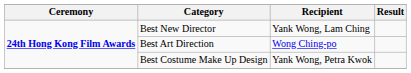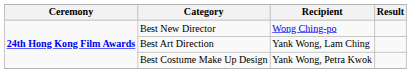(321, 28) Yank Wong, Lam Ching -> (304, 28) Wong Ching-po
(304, 44) Wong Ching-po -> (321, 44) Yank Wong, Lam Ching
